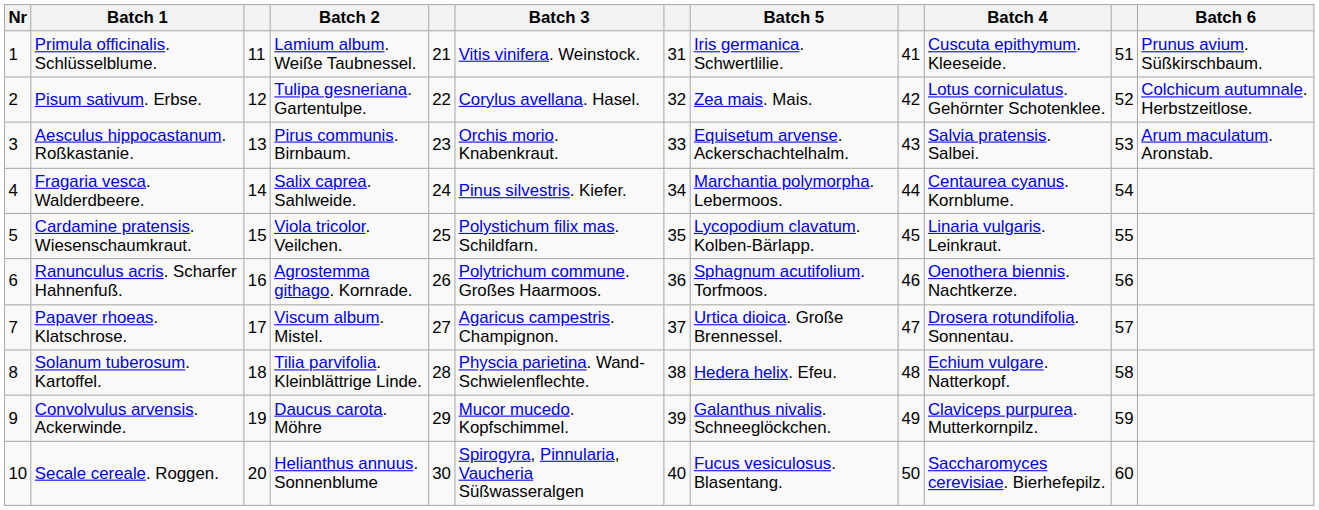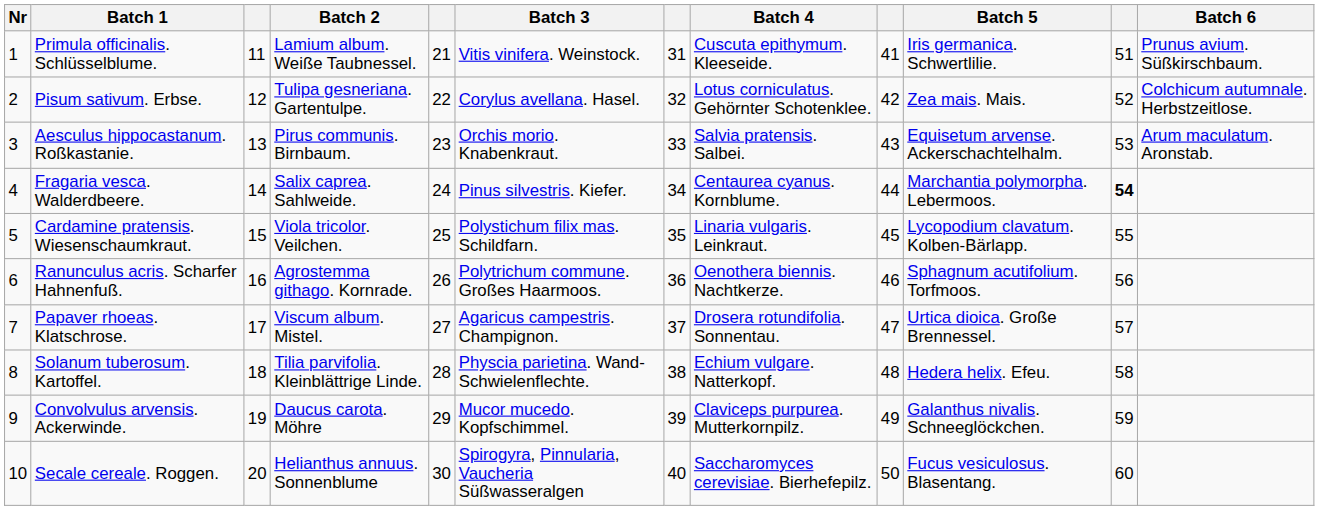columns swapped: (1018, 17) <-> (794, 17)
(1124, 190) normal -> (1124, 190) bold
